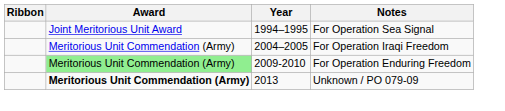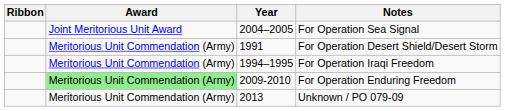(281, 30) 1994–1995 -> (266, 30) 2004–2005
+ row: (398, 47)
(281, 47) 2004–2005 -> (266, 64) 1994–1995
(149, 81) bold -> (142, 98) normal
